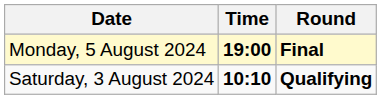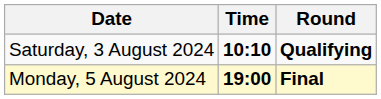rows swapped: (112, 79) <-> (107, 49)
